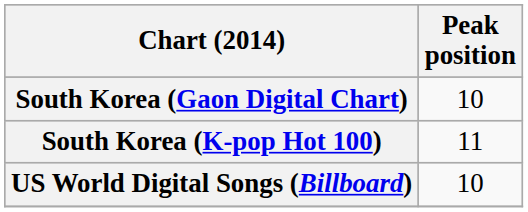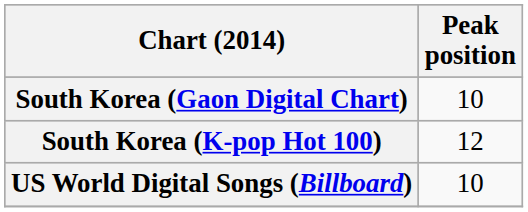(470, 141) 11 -> (470, 141) 12
